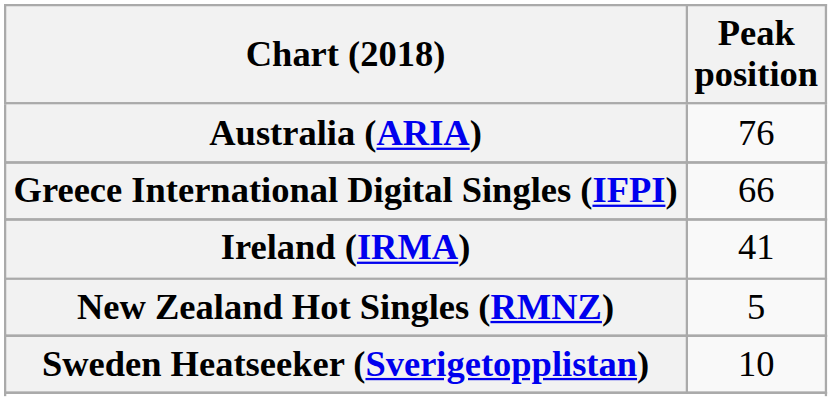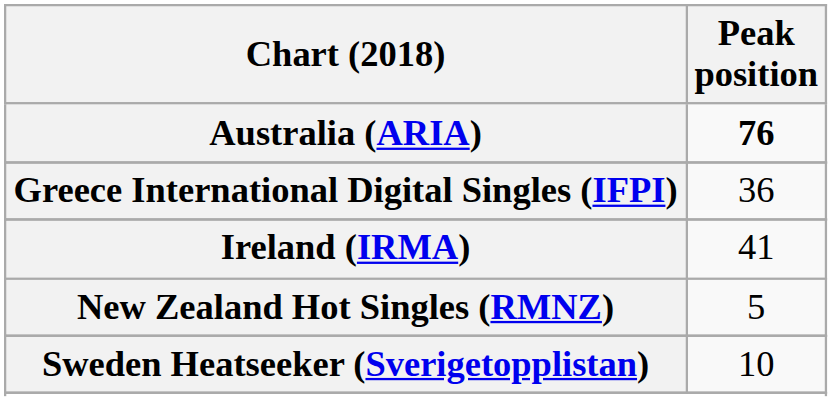(756, 132) normal -> (756, 132) bold
(756, 190) 66 -> (756, 190) 36
